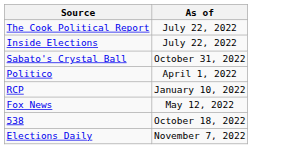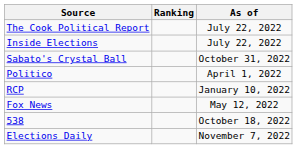+ column: (174, 12)
